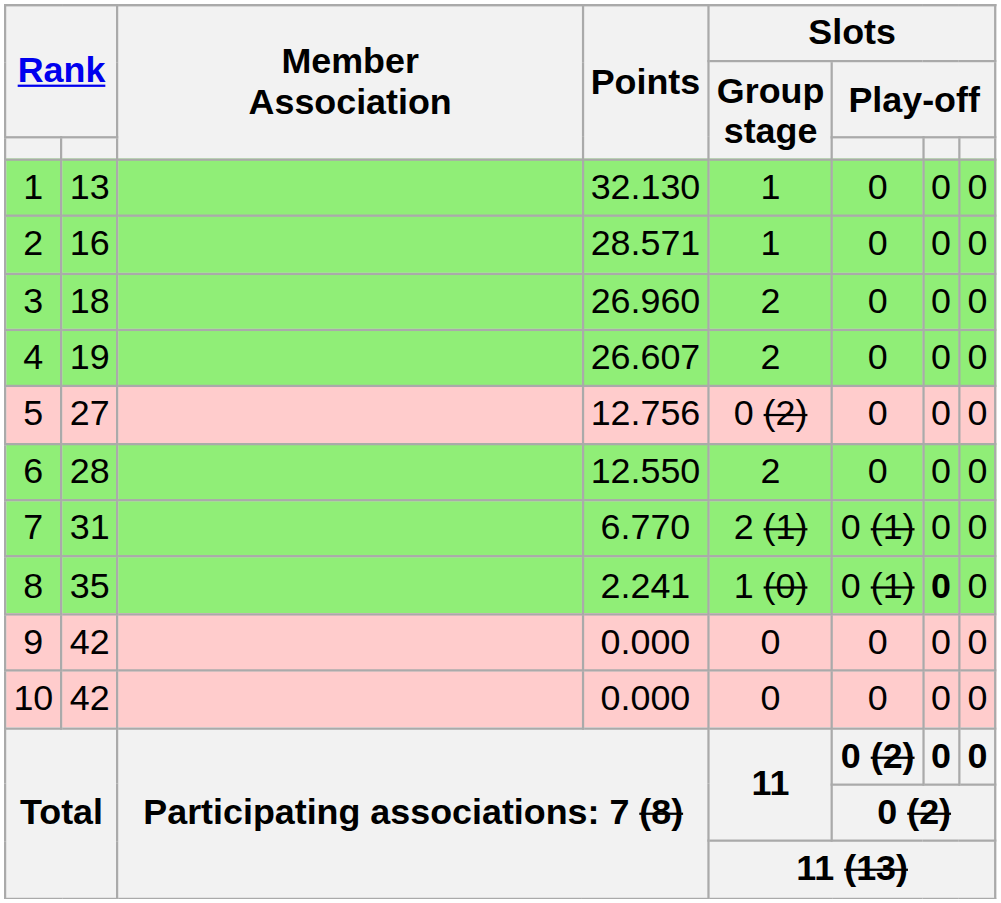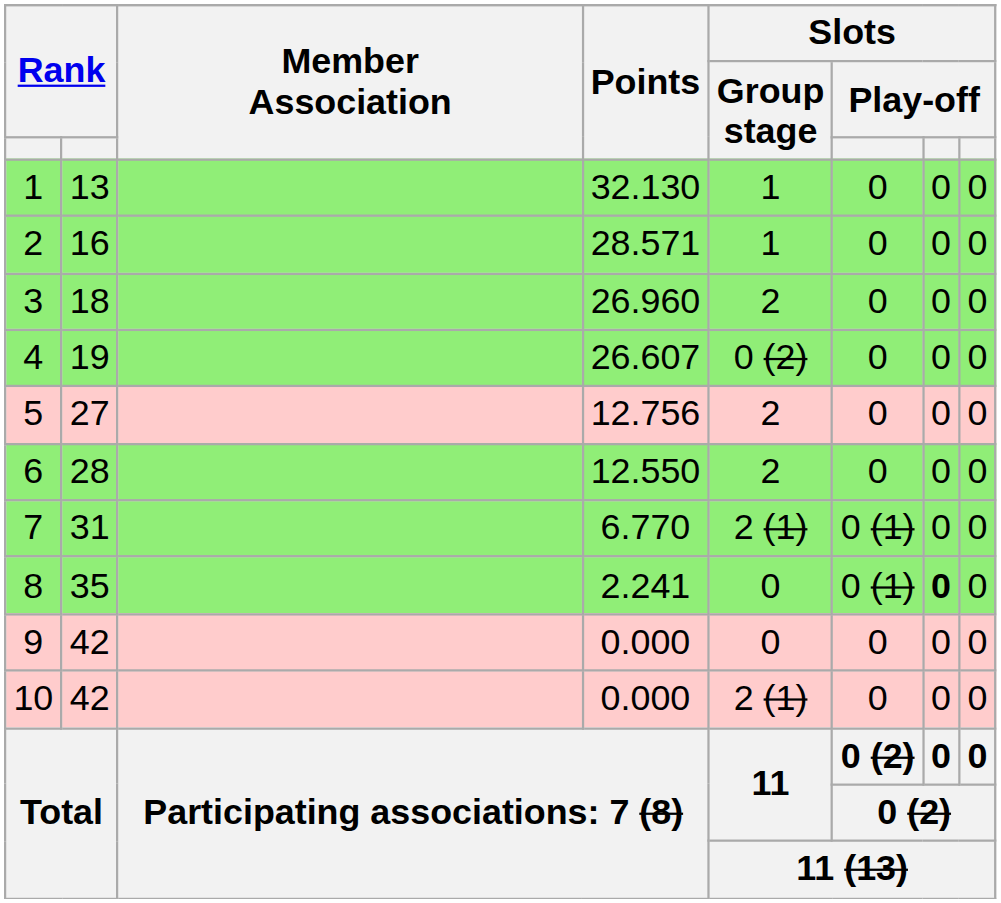(771, 357) 2 -> (771, 357) 0 (2)
(771, 414) 0 (2) -> (771, 414) 2
(771, 584) 1 (0) -> (771, 584) 0
(771, 698) 0 -> (771, 698) 2 (1)
